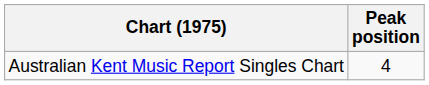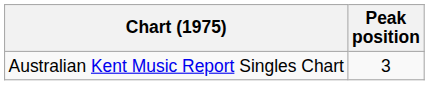(386, 65) 4 -> (386, 65) 3
